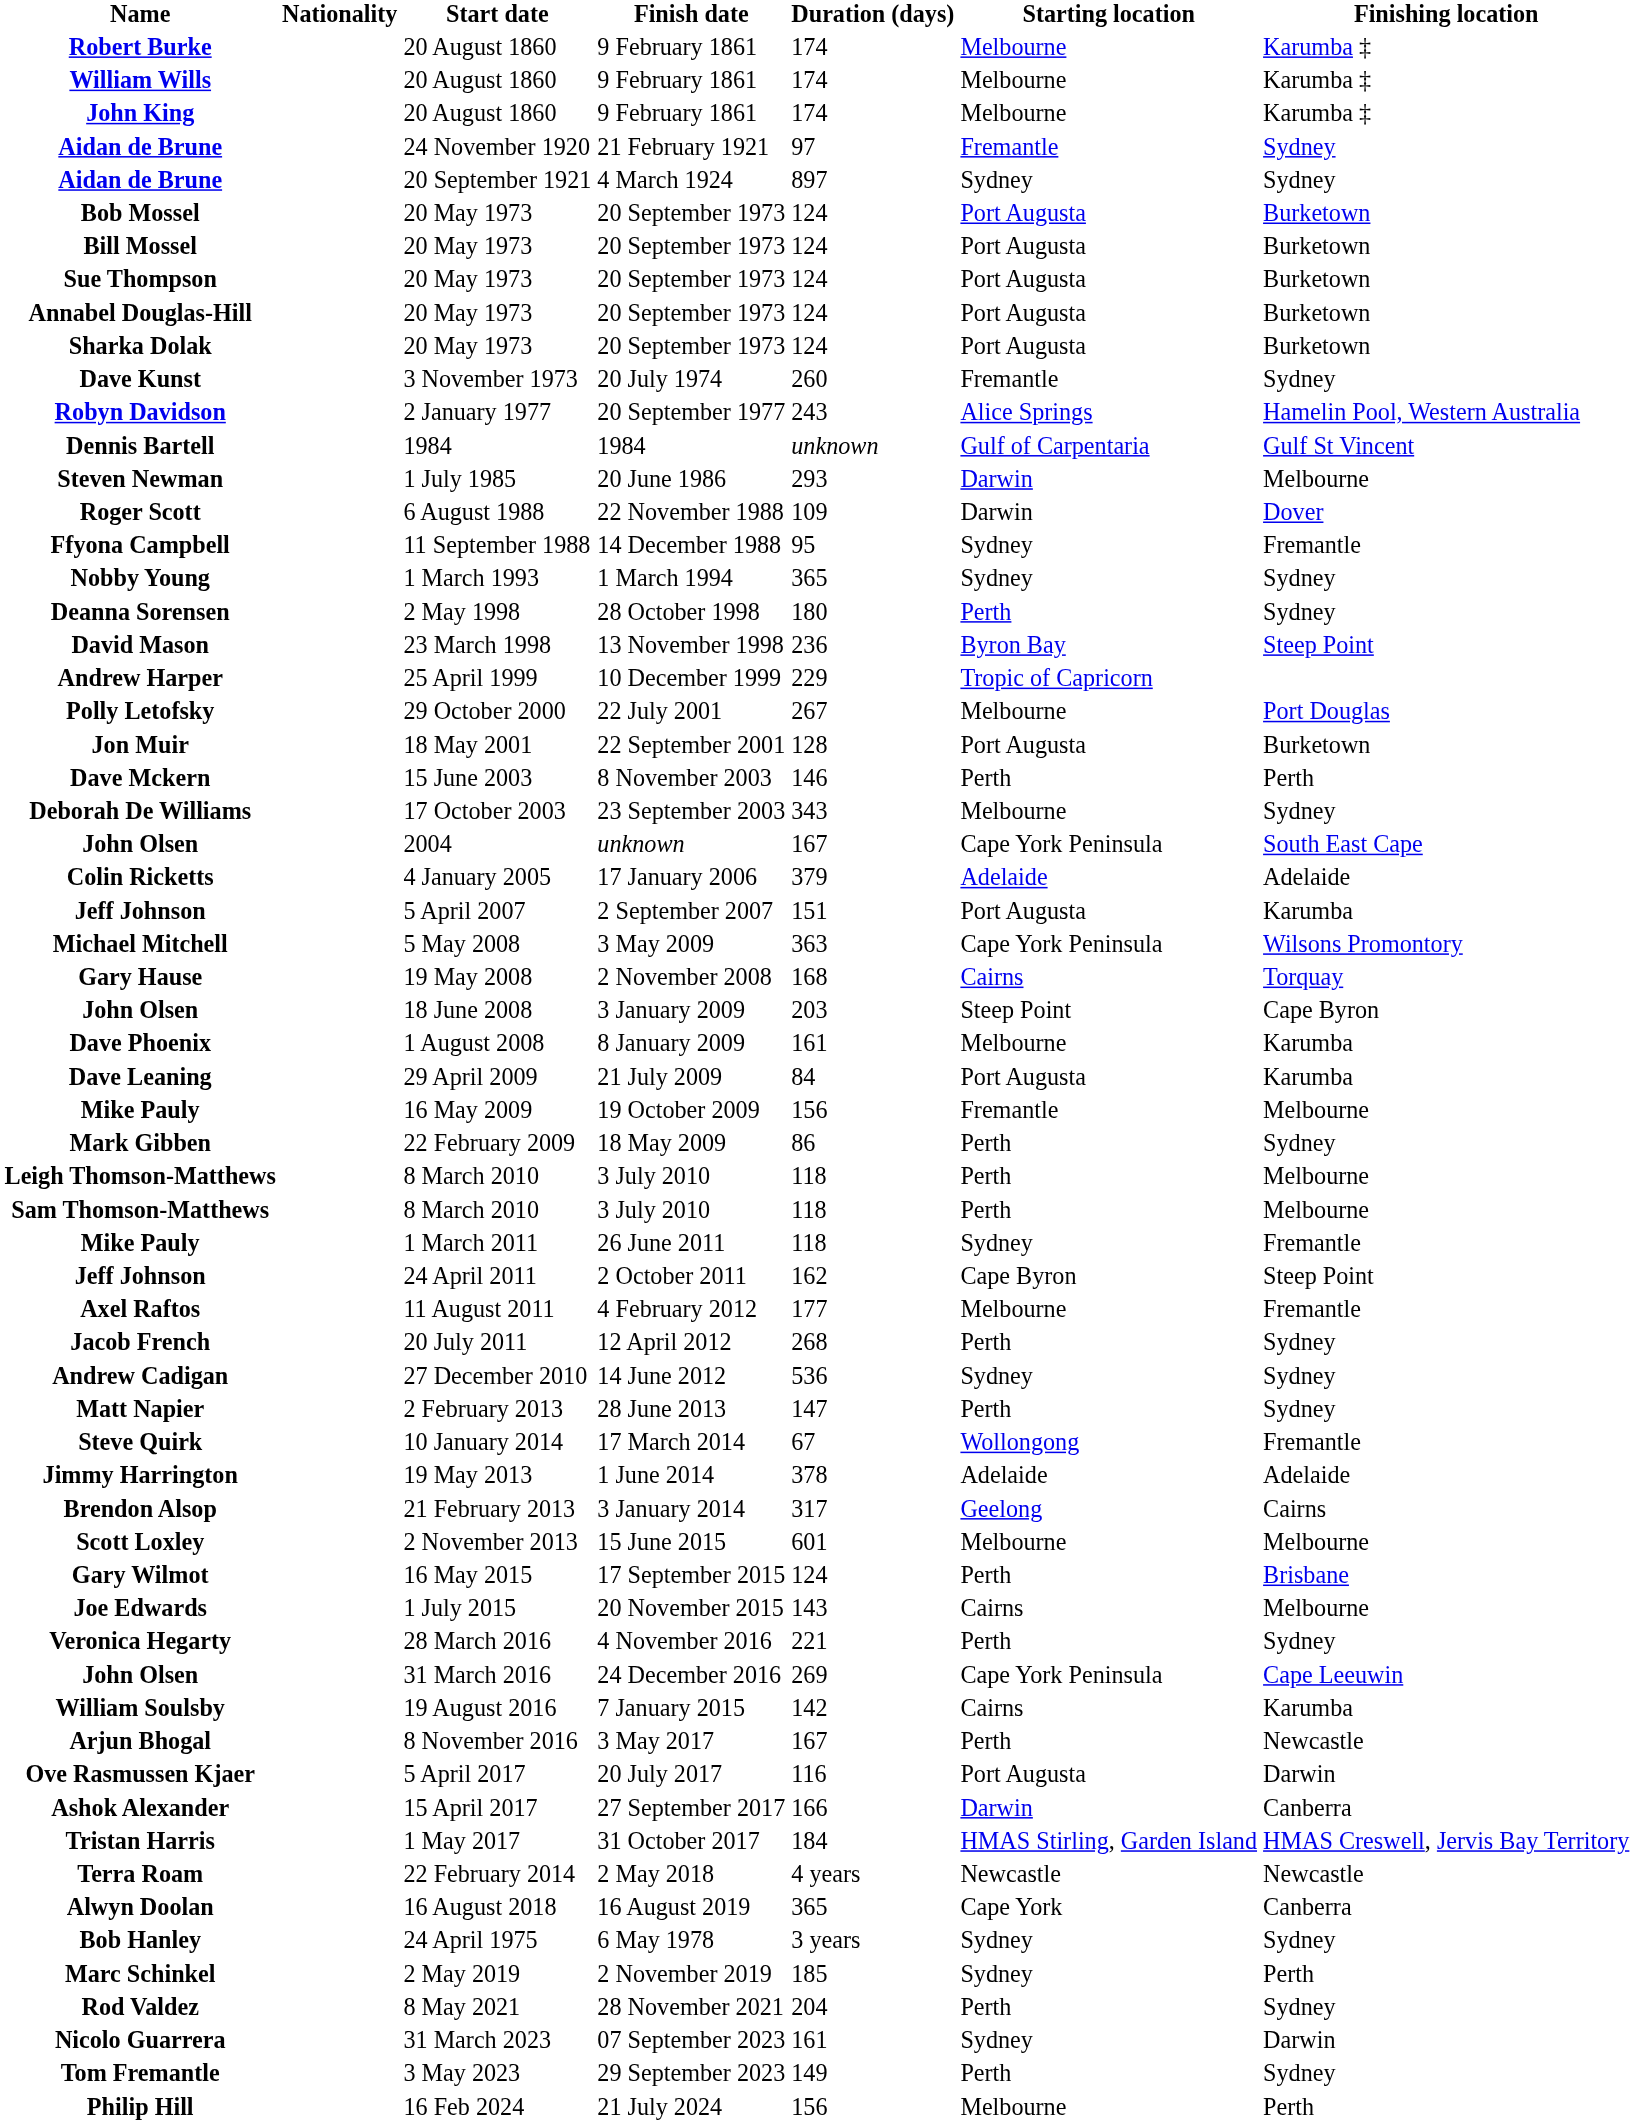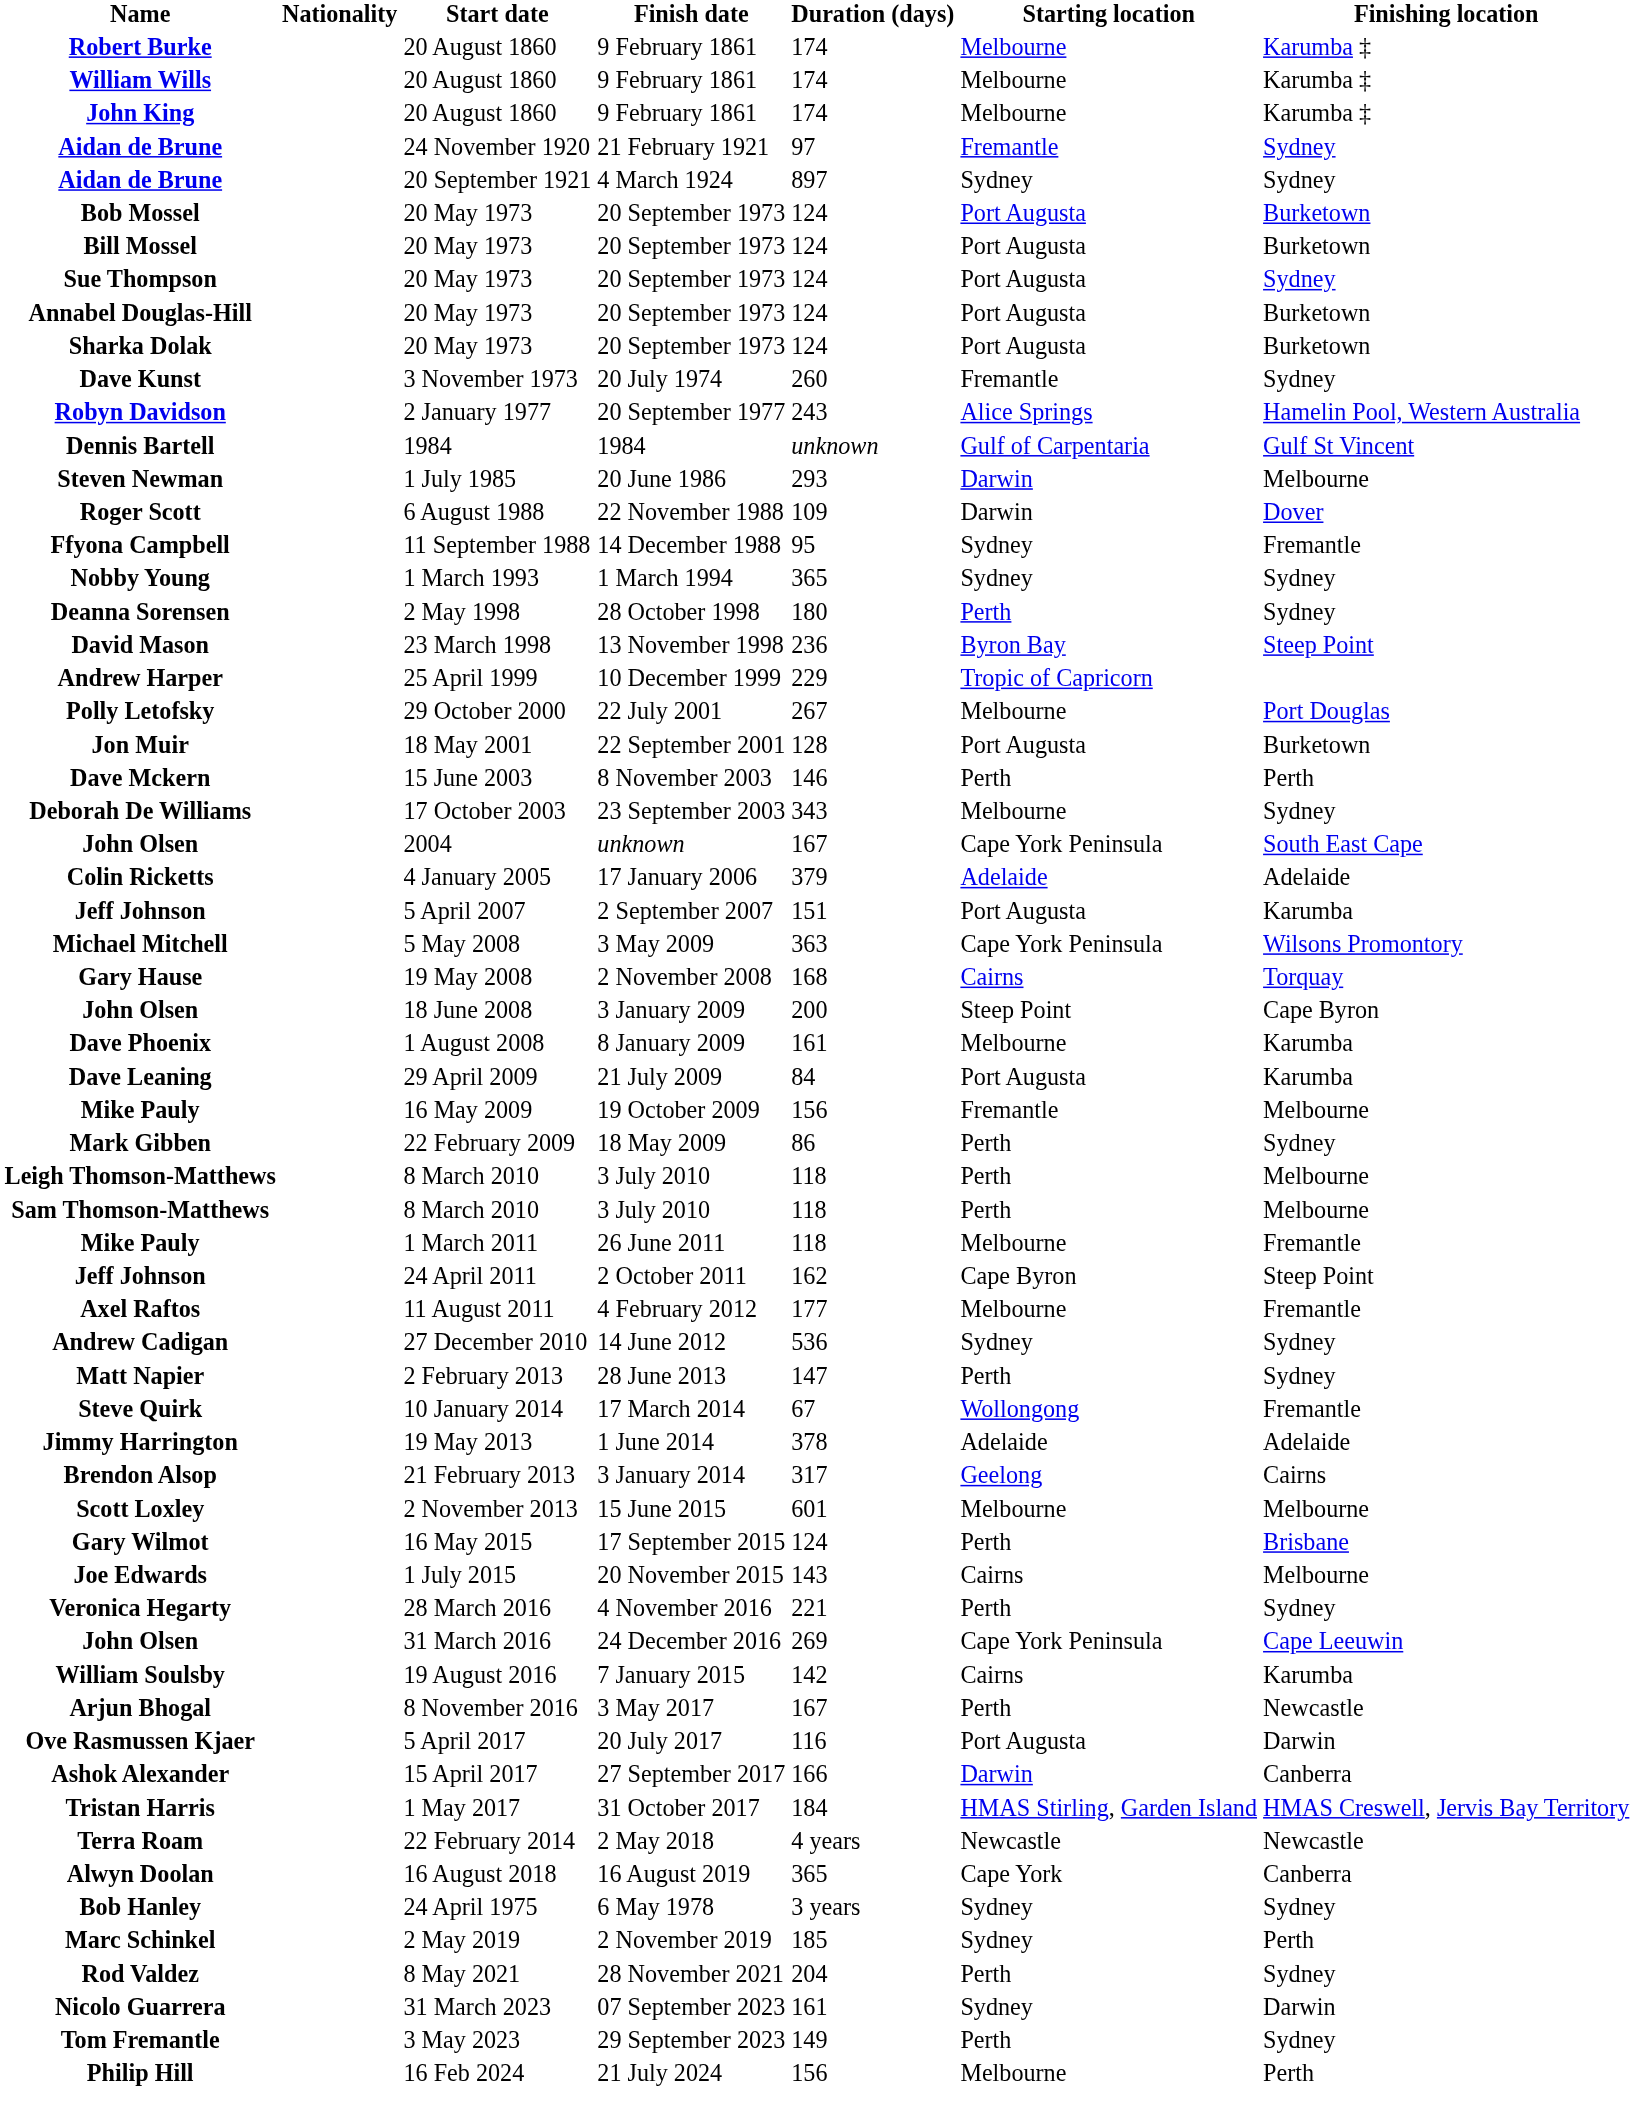(1317, 279) Burketown -> (1299, 279) Sydney
(809, 1010) 203 -> (809, 1010) 200
(997, 1243) Sydney -> (1013, 1243) Melbourne
- row: (140, 1342)
